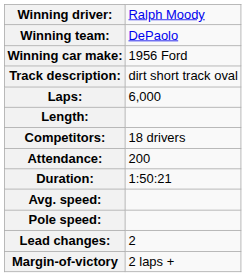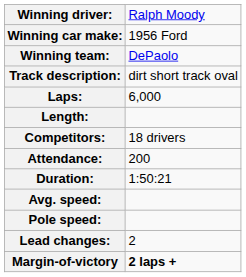rows swapped: (65, 35) <-> (65, 55)
(151, 261) normal -> (152, 261) bold
